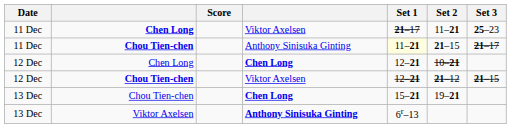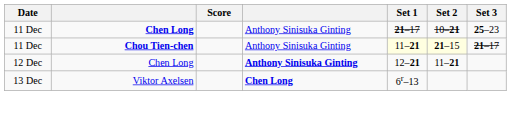(275, 29) Viktor Axelsen -> (298, 29) Anthony Sinisuka Ginting
(447, 29) 11–21 -> (447, 29) 10–21
(447, 46) no background -> (447, 46) lightyellow background
(269, 63) Chen Long -> (301, 63) Anthony Sinisuka Ginting
(447, 63) 10–21 -> (447, 63) 11–21
- row: (28, 79)
- row: (28, 96)
(301, 114) Anthony Sinisuka Ginting -> (269, 81) Chen Long
